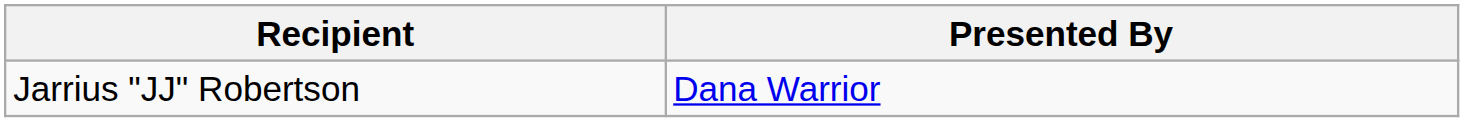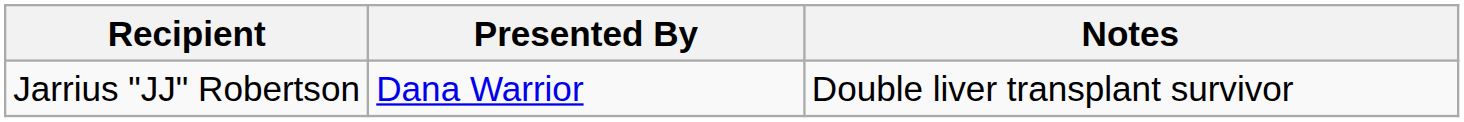+ column: (1130, 33)
